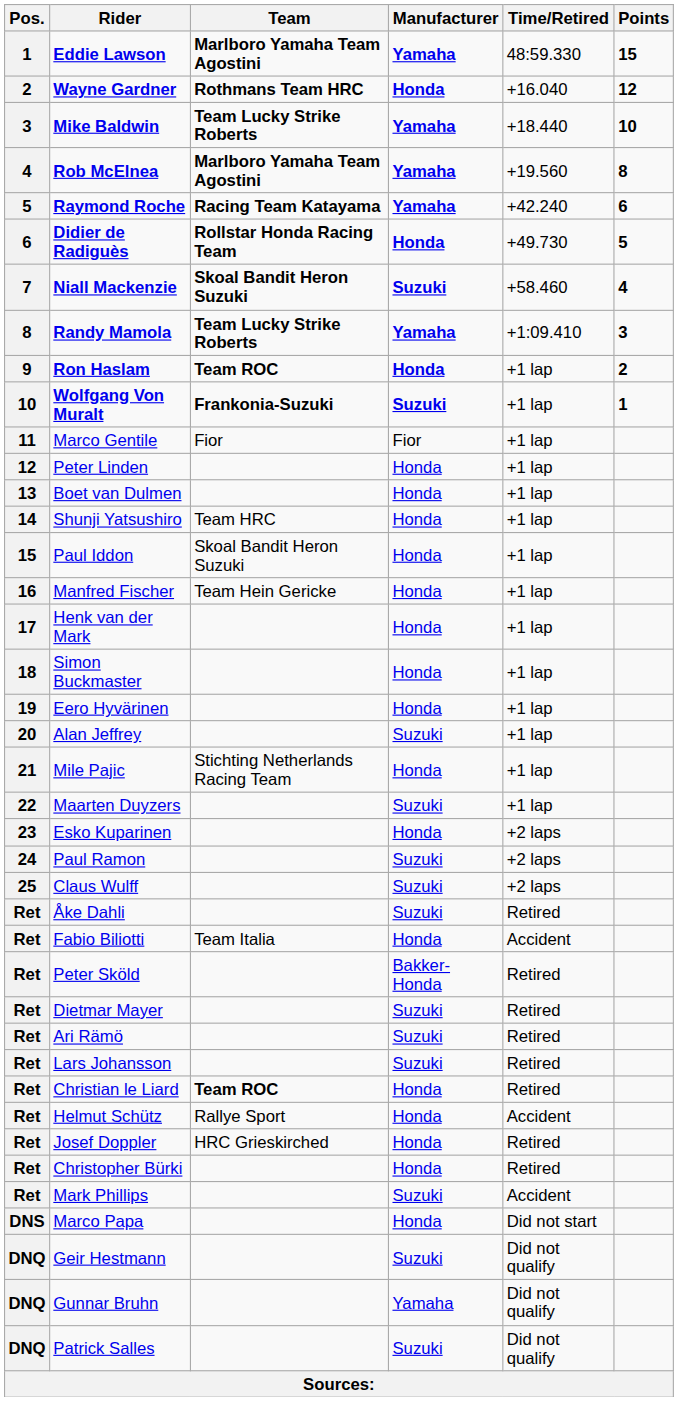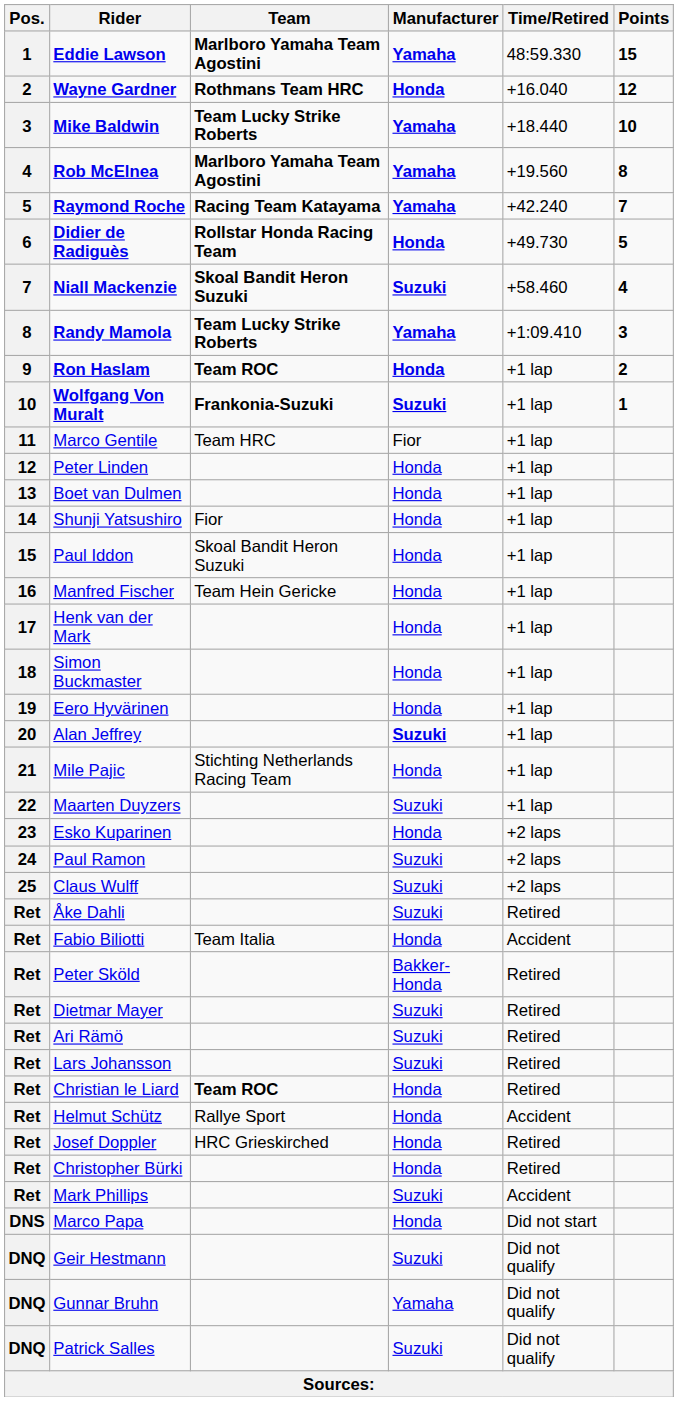(623, 206) 6 -> (623, 206) 7
(209, 440) Fior -> (235, 440) Team HRC
(235, 519) Team HRC -> (209, 519) Fior
(418, 734) normal -> (419, 734) bold
